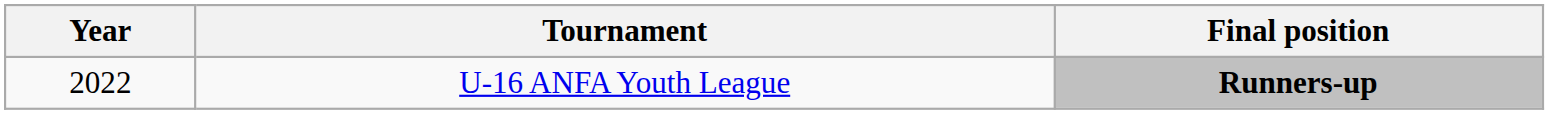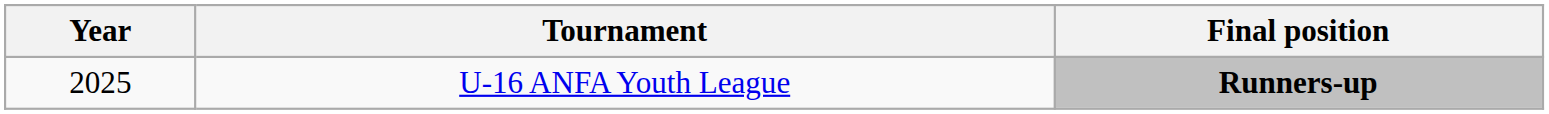(100, 81) 2022 -> (100, 81) 2025
